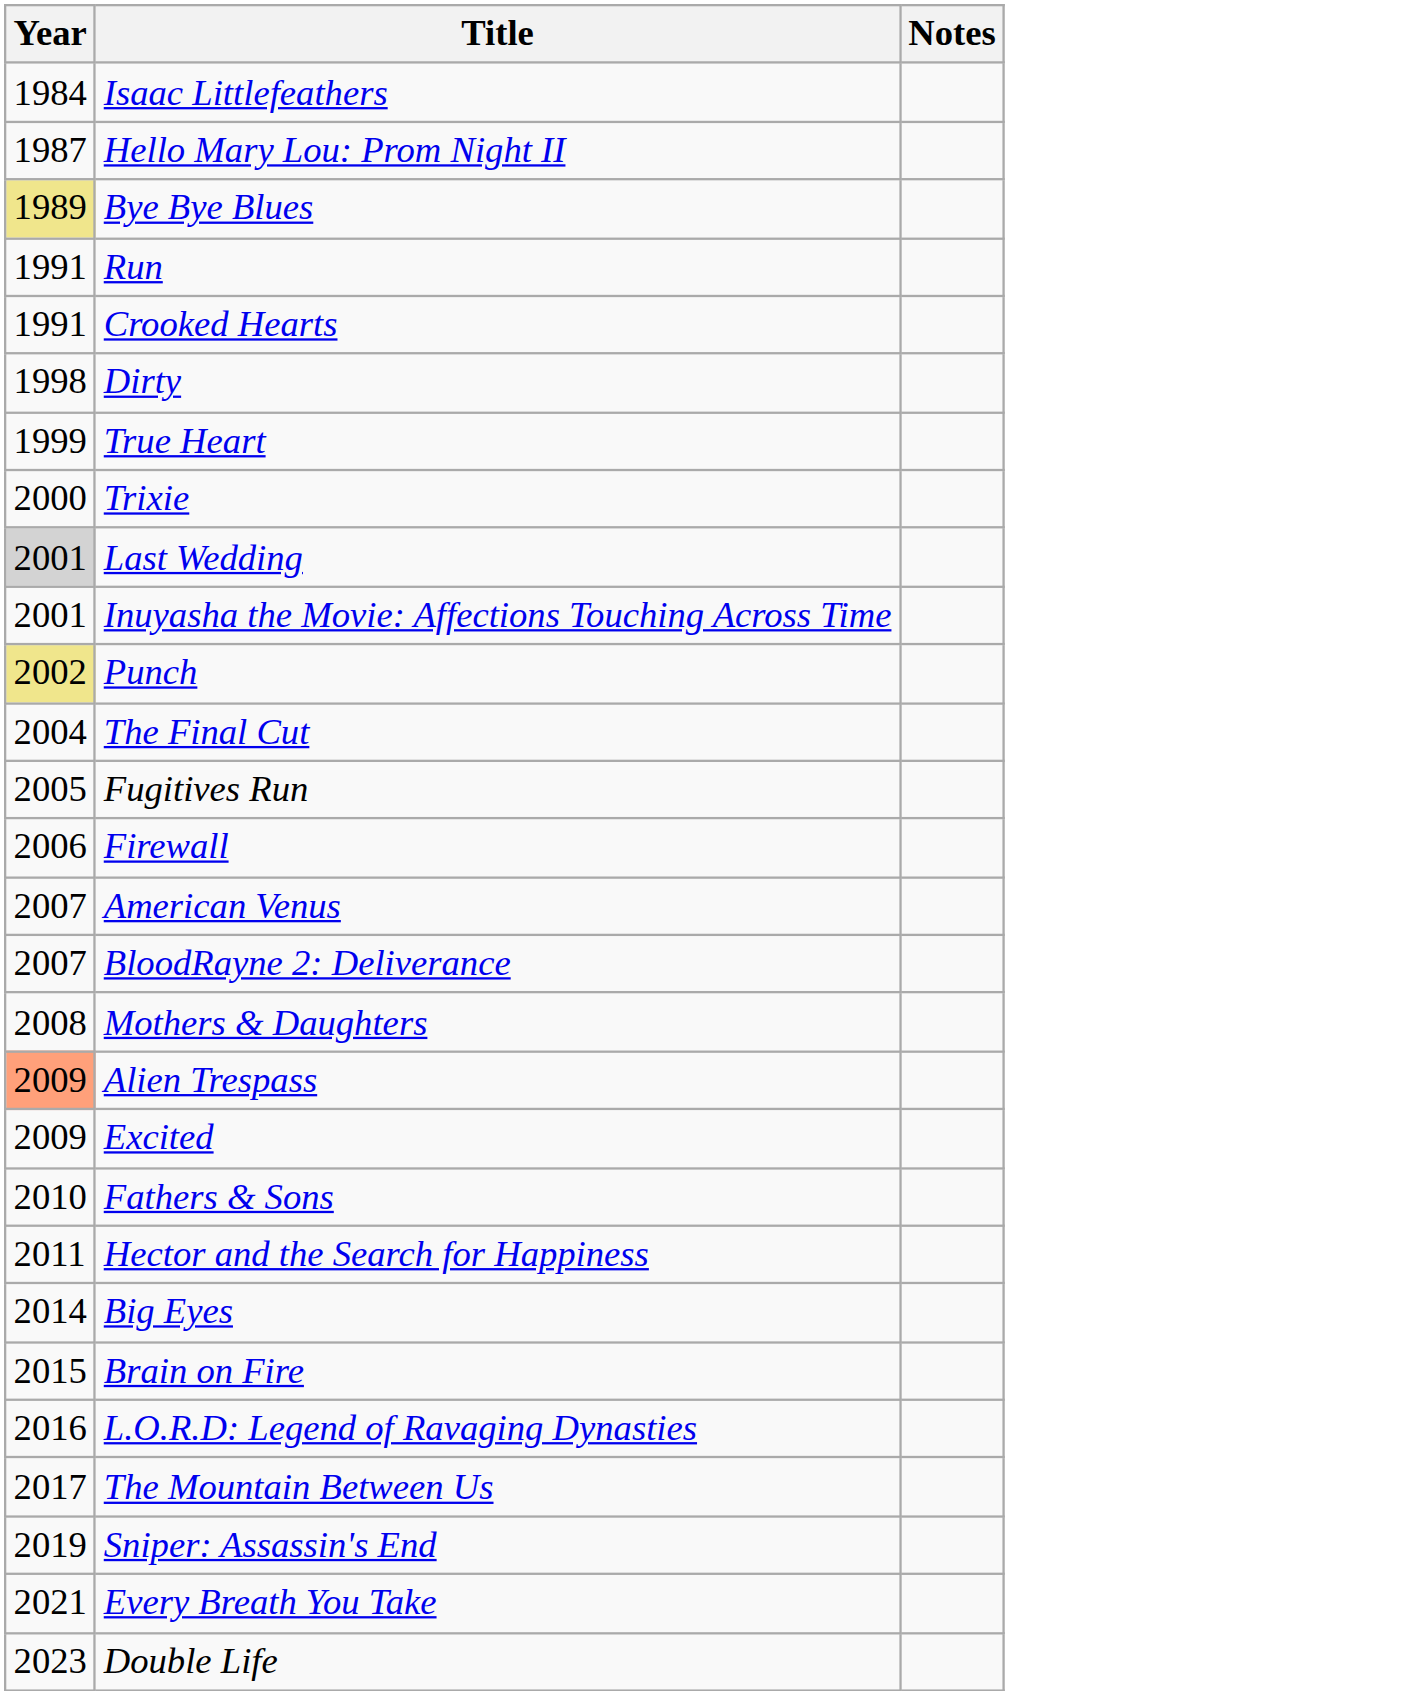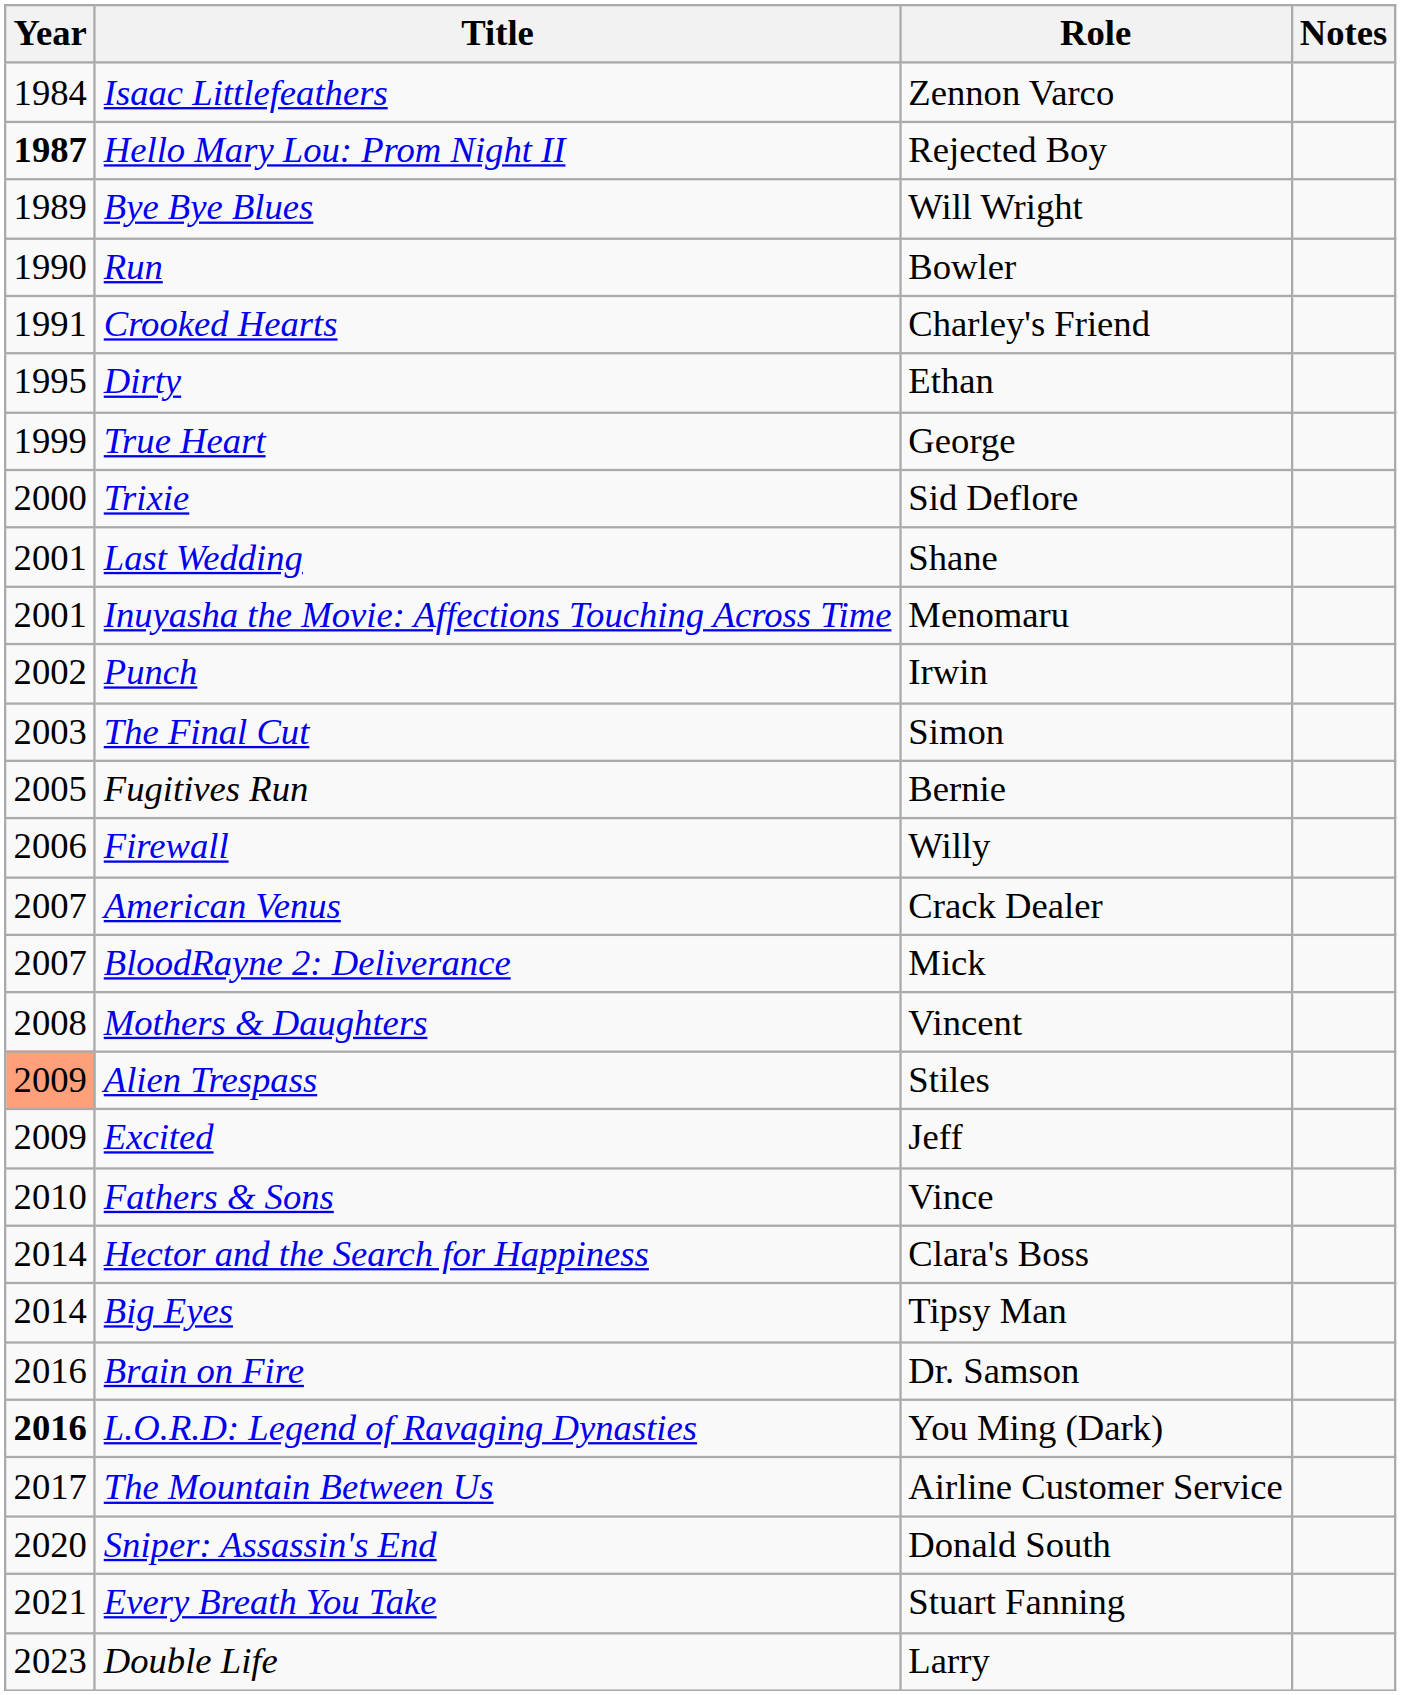+ column: (1096, 33)
(50, 149) normal -> (50, 149) bold
(50, 207) khaki background -> (50, 207) no background
(50, 265) 1991 -> (50, 265) 1990
(50, 382) 1998 -> (50, 382) 1995
(50, 556) lightgrey background -> (50, 556) no background
(50, 672) khaki background -> (50, 672) no background
(50, 730) 2004 -> (50, 730) 2003
(50, 1253) 2011 -> (50, 1253) 2014
(50, 1370) 2015 -> (50, 1370) 2016
(50, 1428) normal -> (50, 1428) bold
(50, 1544) 2019 -> (50, 1544) 2020
